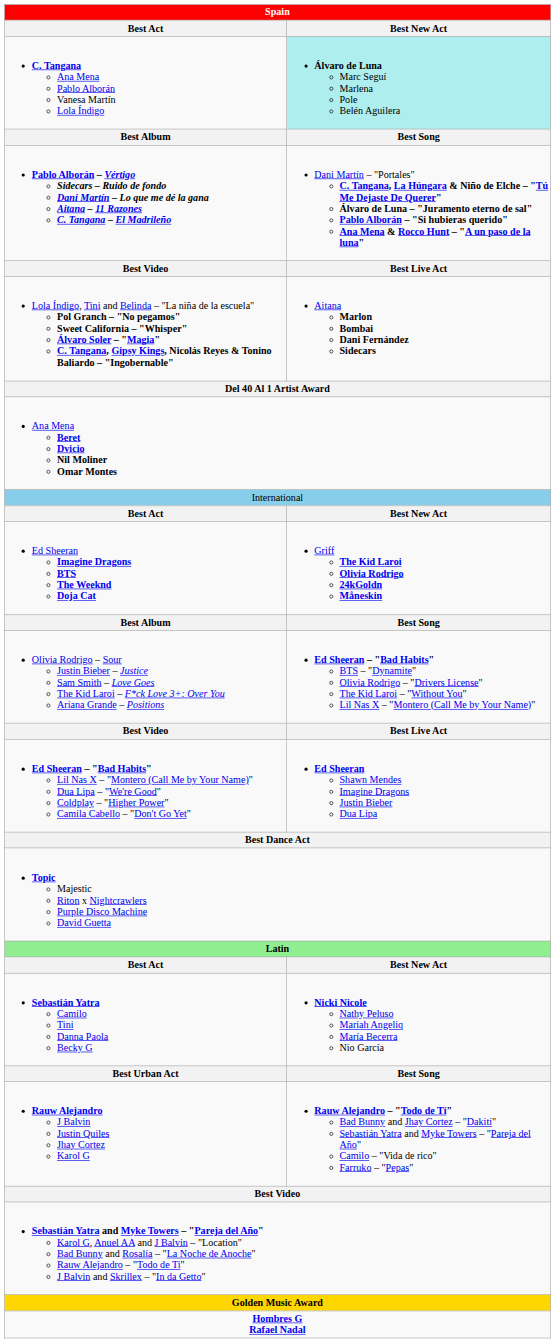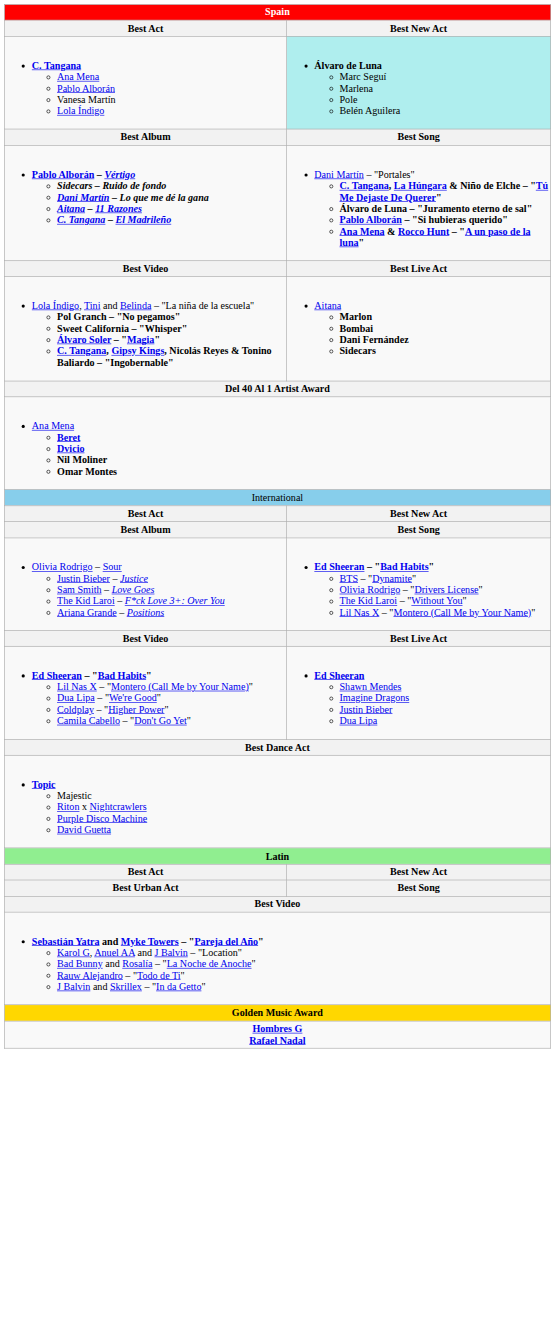- row: (146, 574)
- row: (146, 1025)
- row: (146, 1134)
